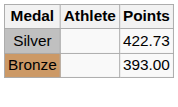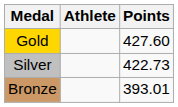+ row: (32, 41)
(146, 65) 393.00 -> (146, 89) 393.01
